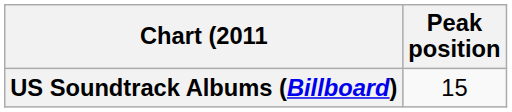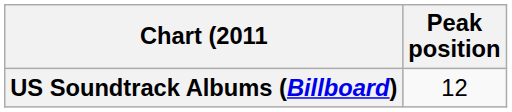(454, 87) 15 -> (454, 87) 12
